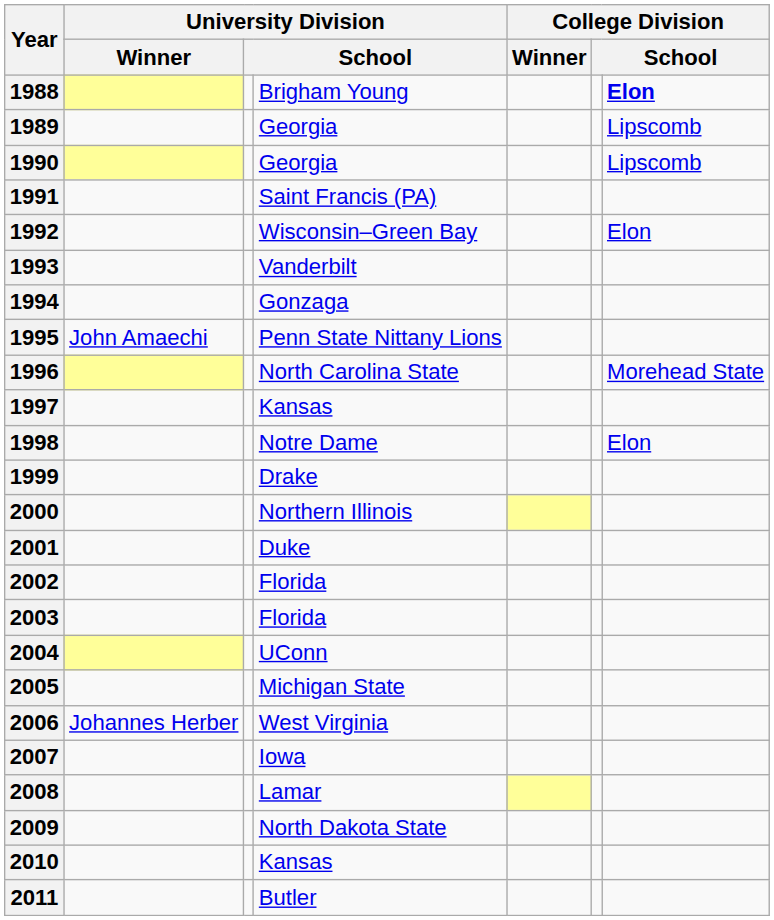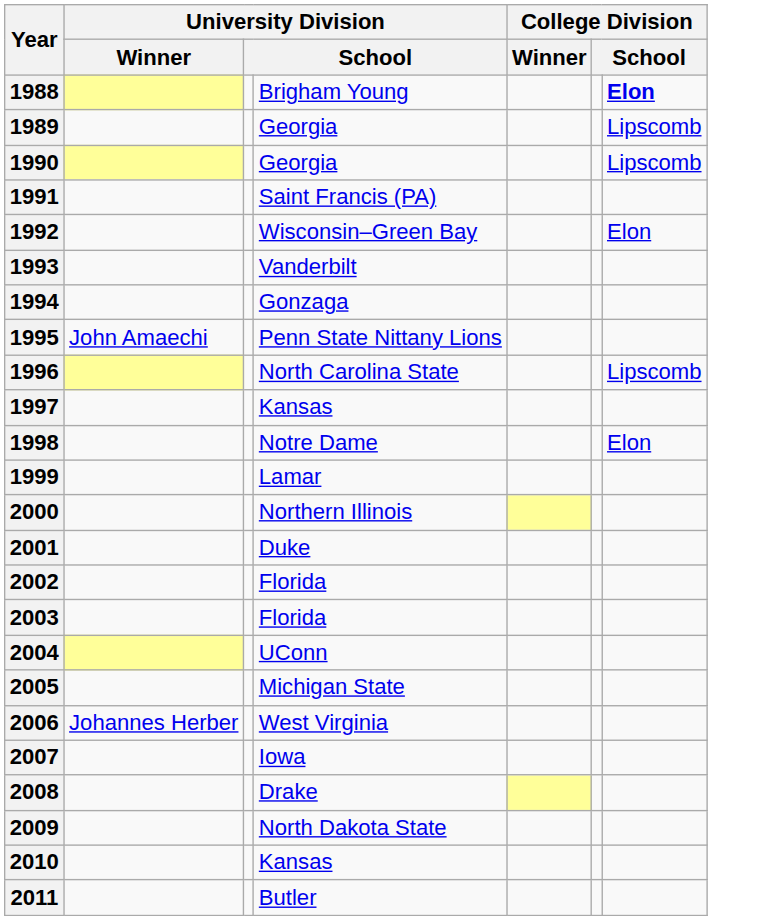(686, 372) Morehead State -> (654, 372) Lipscomb
(288, 477) Drake -> (290, 477) Lamar
(290, 792) Lamar -> (288, 792) Drake
